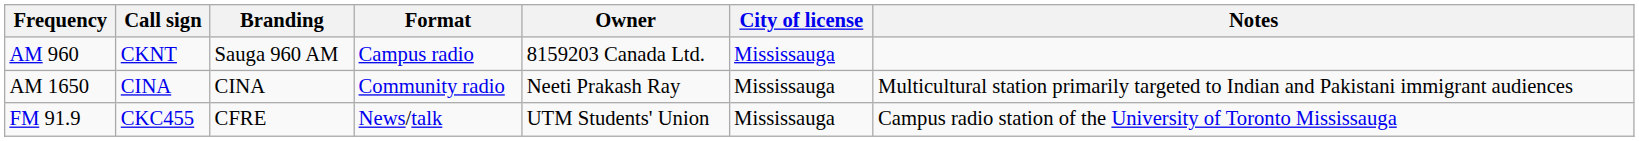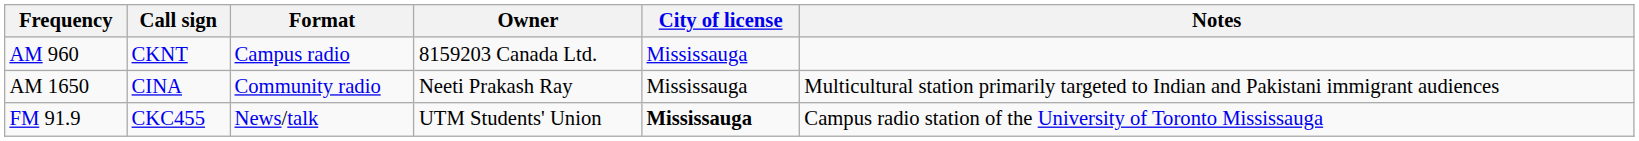- column: (282, 20)
(785, 119) normal -> (699, 119) bold
